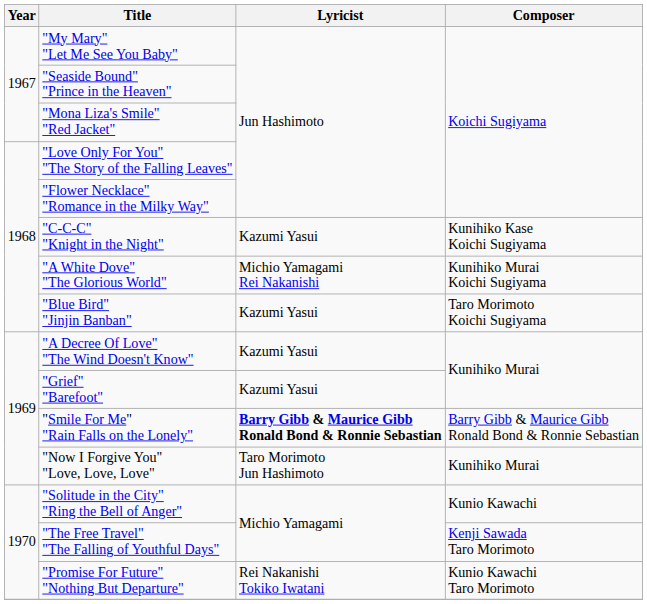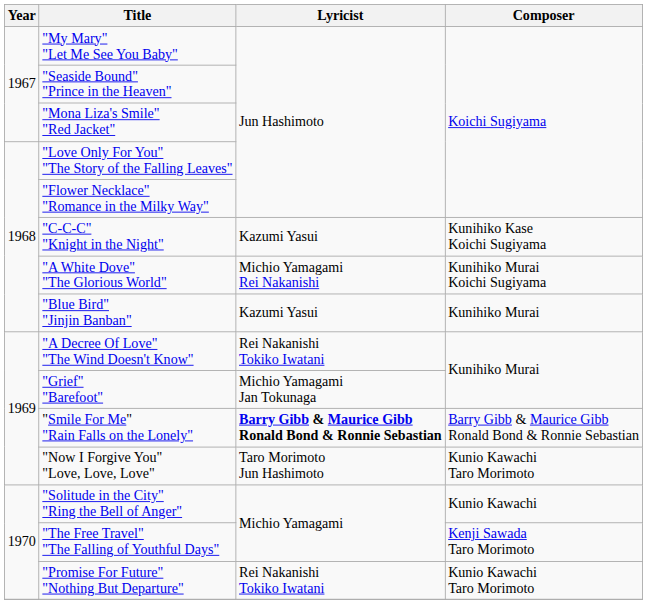(497, 313) Taro Morimoto Koichi Sugiyama -> (494, 313) Kunihiko Murai
(279, 351) Kazumi Yasui -> (282, 351) Rei Nakanishi Tokiko Iwatani
(279, 389) Kazumi Yasui -> (291, 389) Michio Yamagami Jan Tokunaga
(494, 465) Kunihiko Murai -> (493, 465) Kunio Kawachi Taro Morimoto
